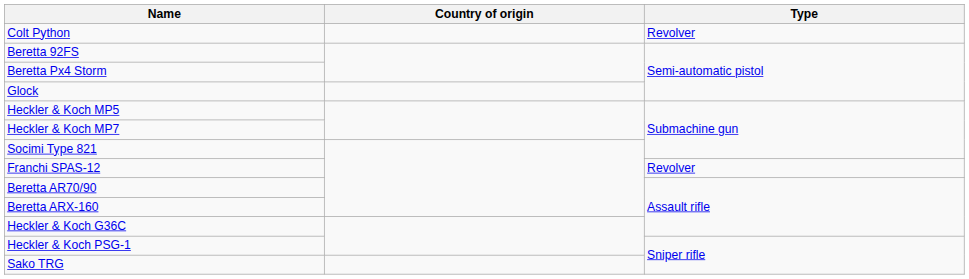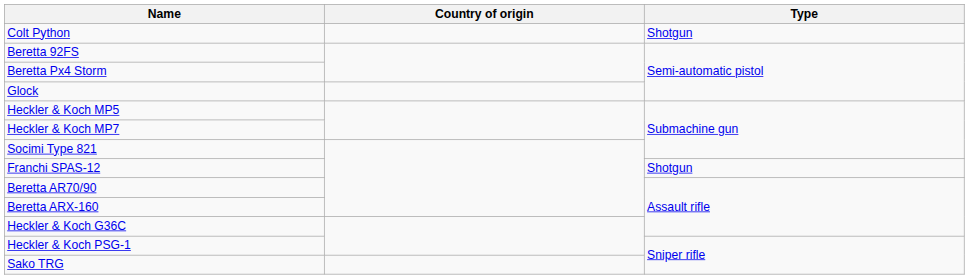(671, 33) Revolver -> (670, 33) Shotgun
(671, 168) Revolver -> (670, 168) Shotgun
